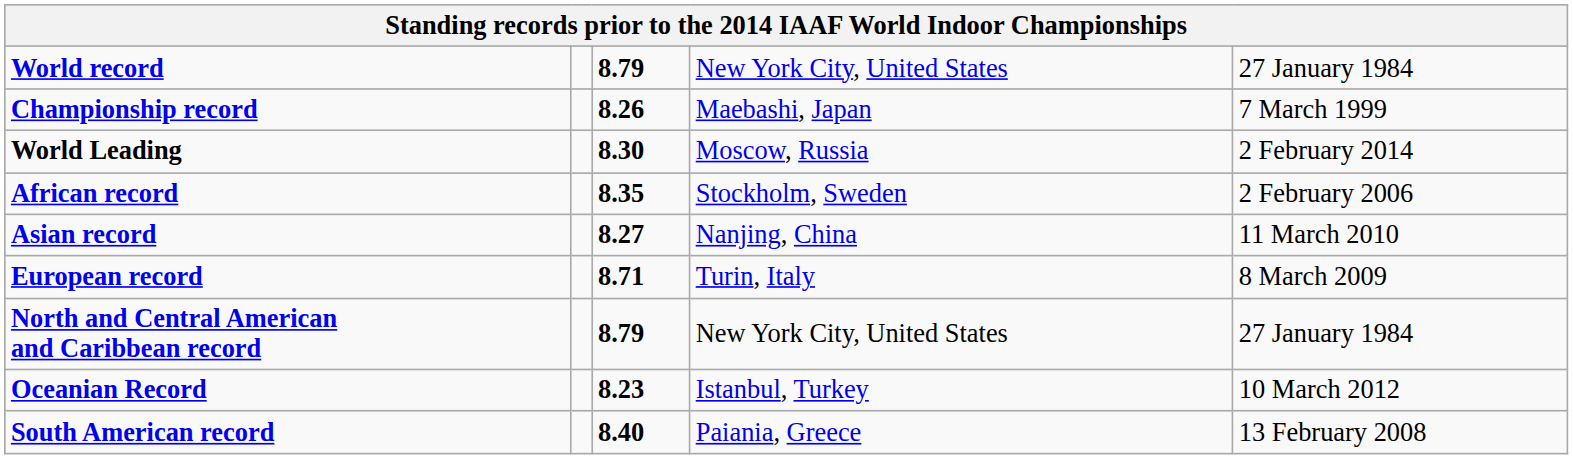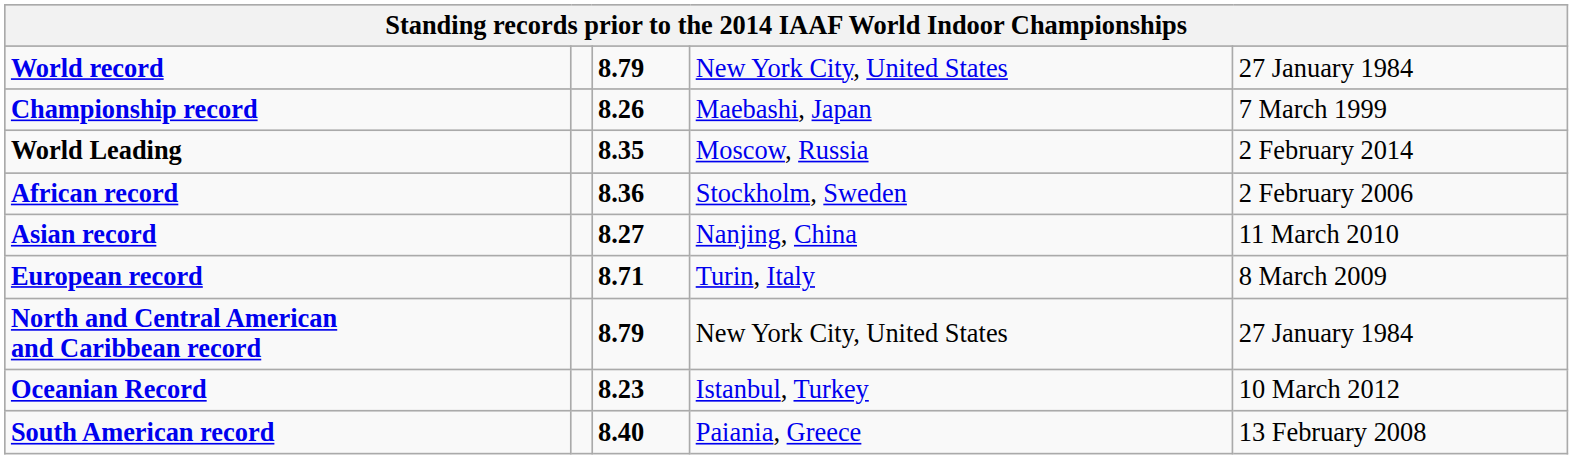(621, 151) 8.30 -> (621, 151) 8.35
(621, 192) 8.35 -> (621, 192) 8.36
